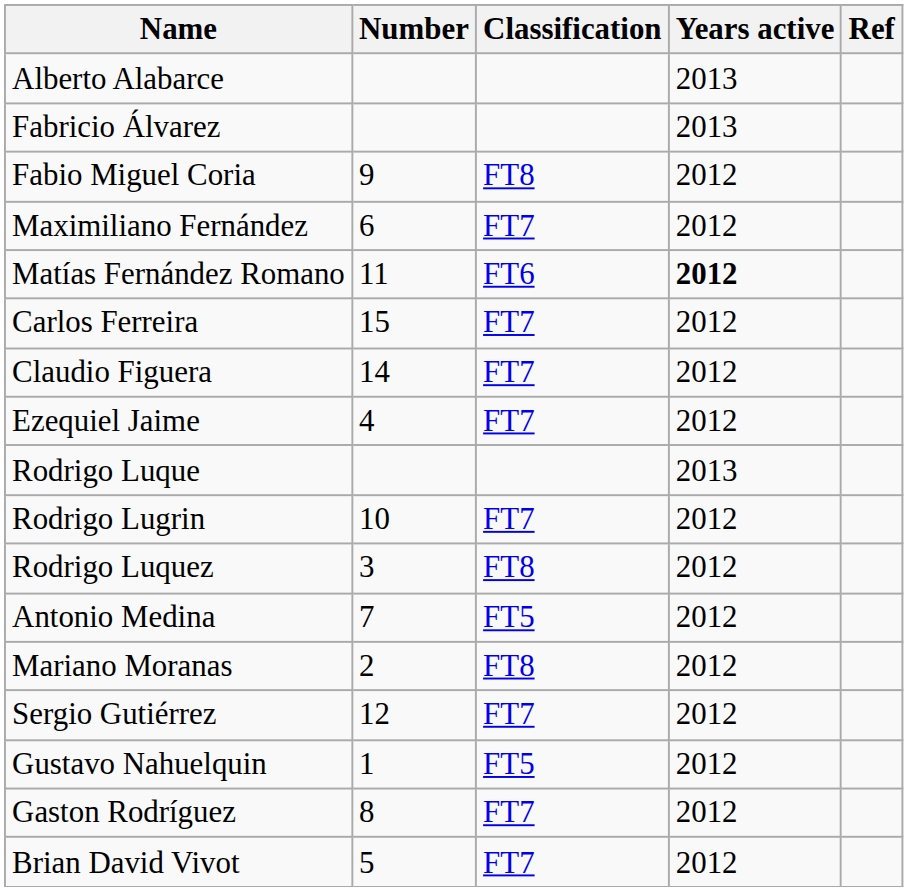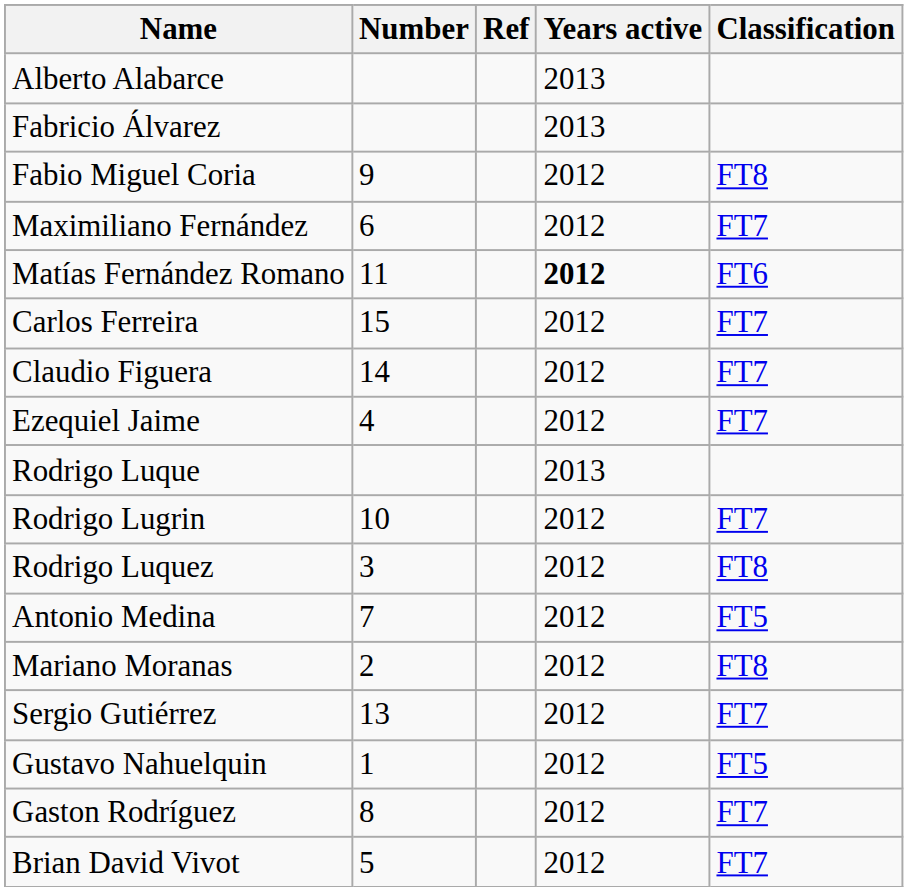columns swapped: (572, 28) <-> (872, 28)
(374, 714) 12 -> (374, 714) 13
